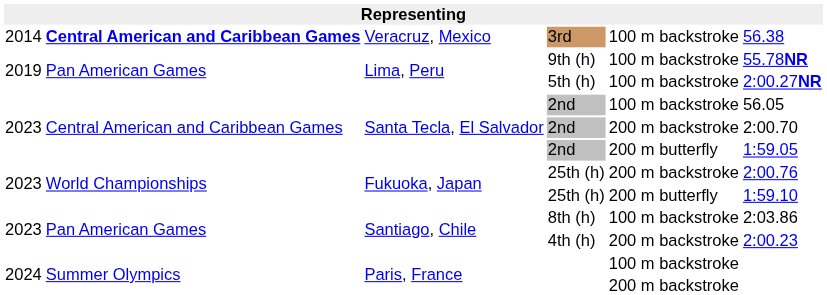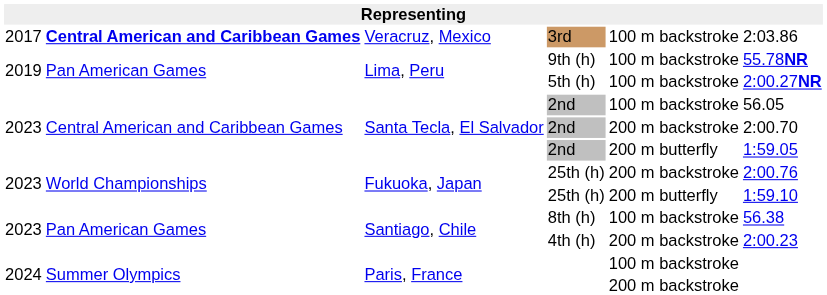(23, 37) 2014 -> (23, 37) 2017
(764, 37) 56.38 -> (770, 37) 2:03.86
(770, 218) 2:03.86 -> (764, 218) 56.38
